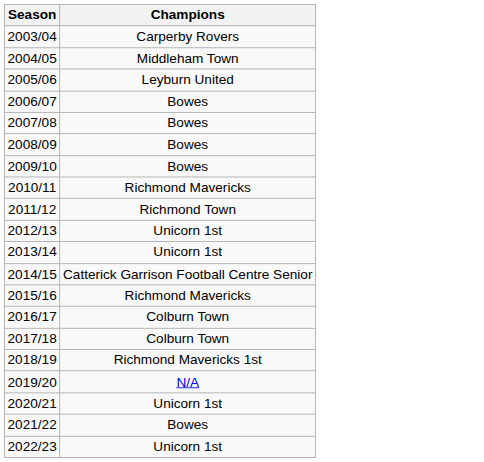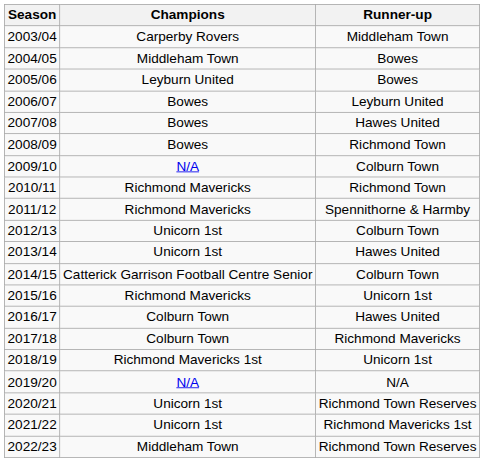+ column: (398, 15)
(188, 166) Bowes -> (188, 166) N/A
(188, 209) Richmond Town -> (188, 209) Richmond Mavericks
(188, 425) Bowes -> (188, 425) Unicorn 1st
(188, 446) Unicorn 1st -> (188, 446) Middleham Town
